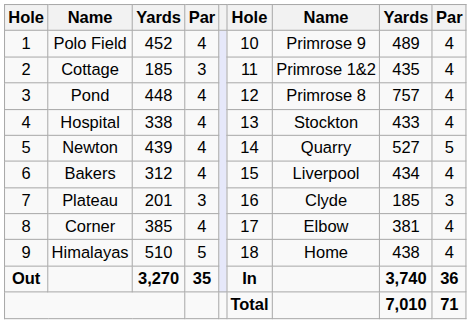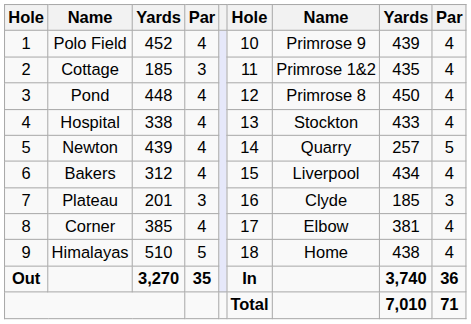(406, 43) 489 -> (406, 43) 439
(406, 95) 757 -> (406, 95) 450
(406, 148) 527 -> (406, 148) 257
